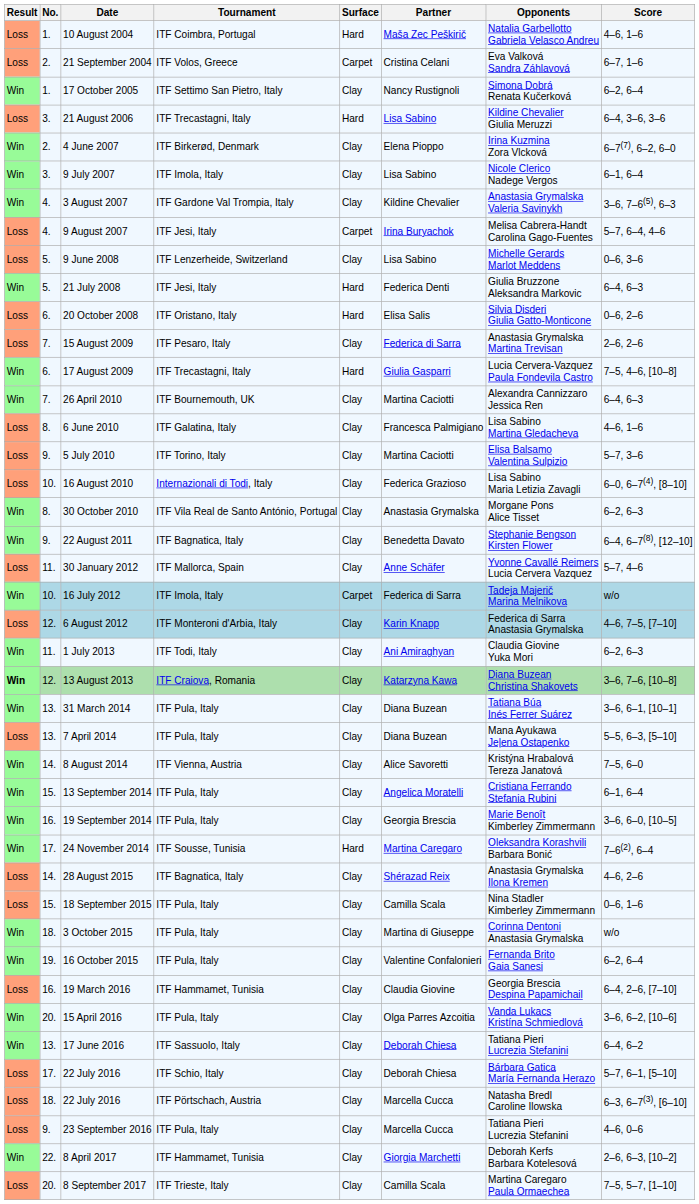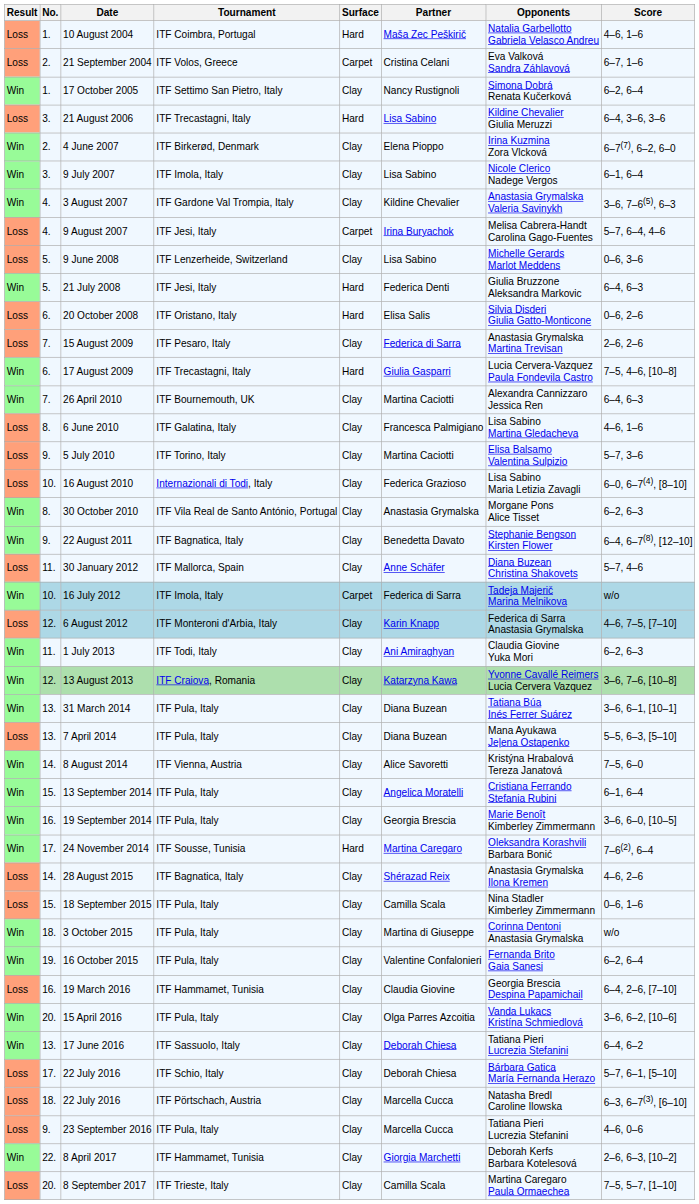(543, 567) Yvonne Cavallé Reimers Lucia Cervera Vazquez -> (533, 567) Diana Buzean Christina Shakovets
(16, 680) bold -> (15, 680) normal
(533, 680) Diana Buzean Christina Shakovets -> (543, 680) Yvonne Cavallé Reimers Lucia Cervera Vazquez
